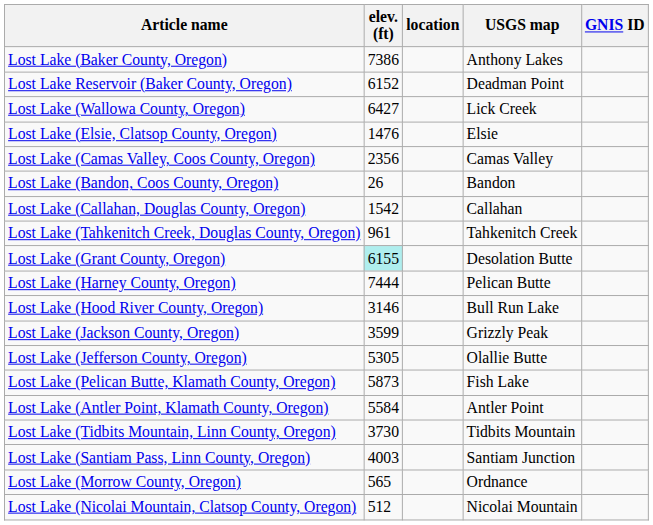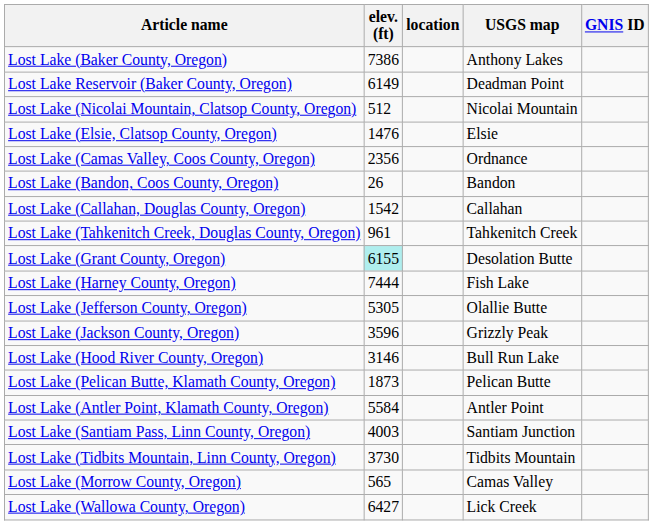(383, 84) 6152 -> (383, 84) 6149
rows swapped: (182, 507) <-> (126, 109)
(510, 158) Camas Valley -> (497, 158) Ordnance
(509, 283) Pelican Butte -> (498, 283) Fish Lake
rows swapped: (136, 308) <-> (127, 357)
(383, 332) 3599 -> (383, 332) 3596
(383, 382) 5873 -> (383, 382) 1873
(498, 382) Fish Lake -> (509, 382) Pelican Butte
rows swapped: (172, 432) <-> (159, 457)
(497, 482) Ordnance -> (510, 482) Camas Valley
